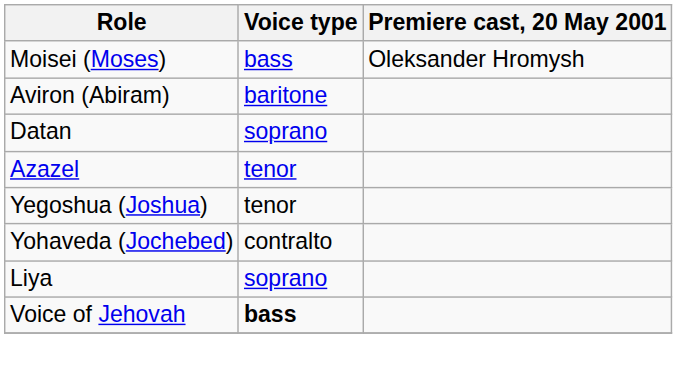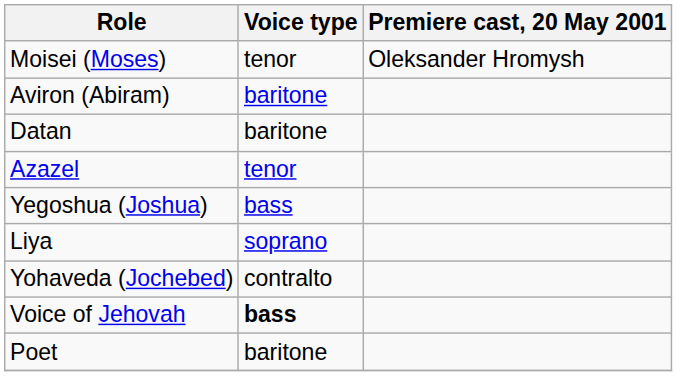(268, 59) bass -> (270, 59) tenor
(286, 132) soprano -> (286, 132) baritone
(270, 205) tenor -> (268, 205) bass
rows swapped: (31, 278) <-> (122, 242)
+ row: (34, 351)
